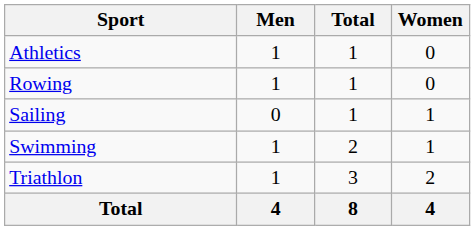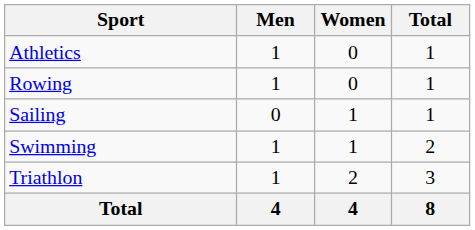columns swapped: (430, 20) <-> (353, 20)
